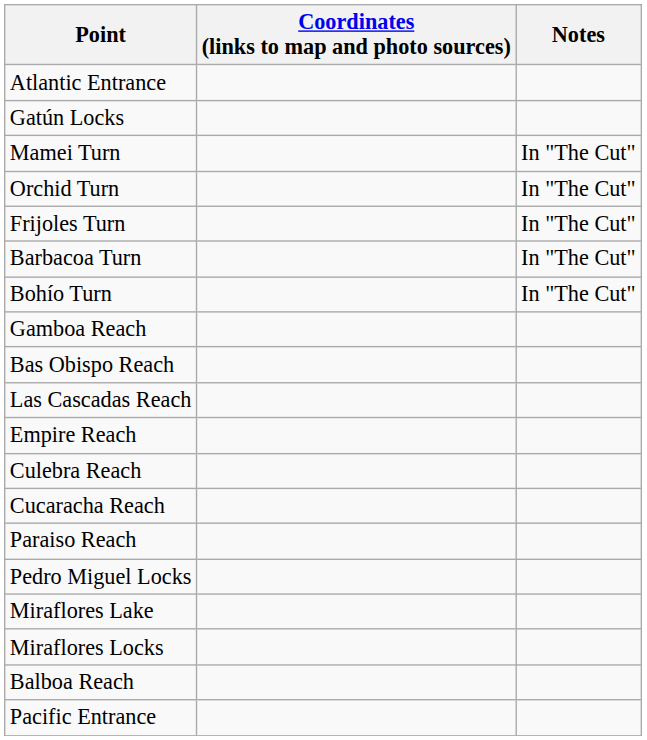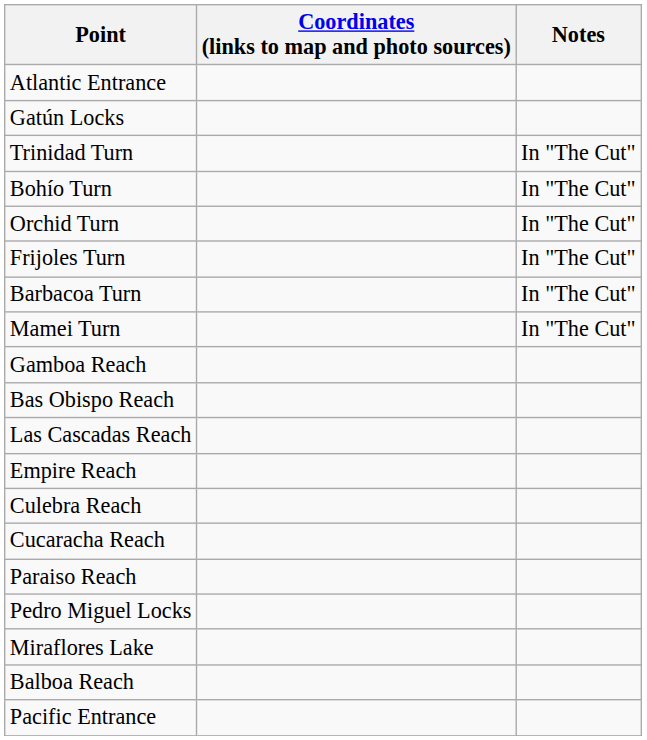+ row: (72, 152)
rows swapped: (61, 294) <-> (65, 152)
- row: (87, 646)
